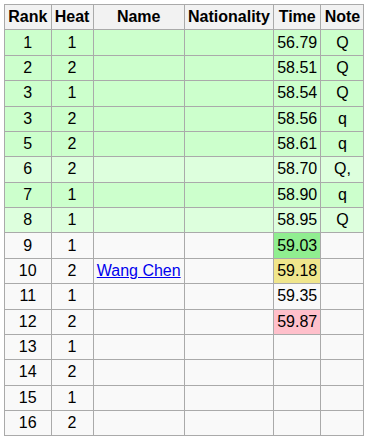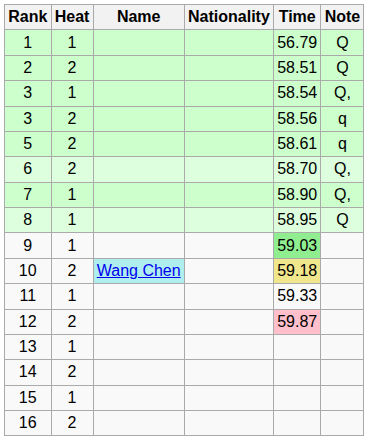(342, 93) Q -> (342, 93) Q,
(342, 194) q -> (342, 194) Q,
(139, 270) no background -> (139, 270) paleturquoise background
(297, 296) 59.35 -> (297, 296) 59.33
